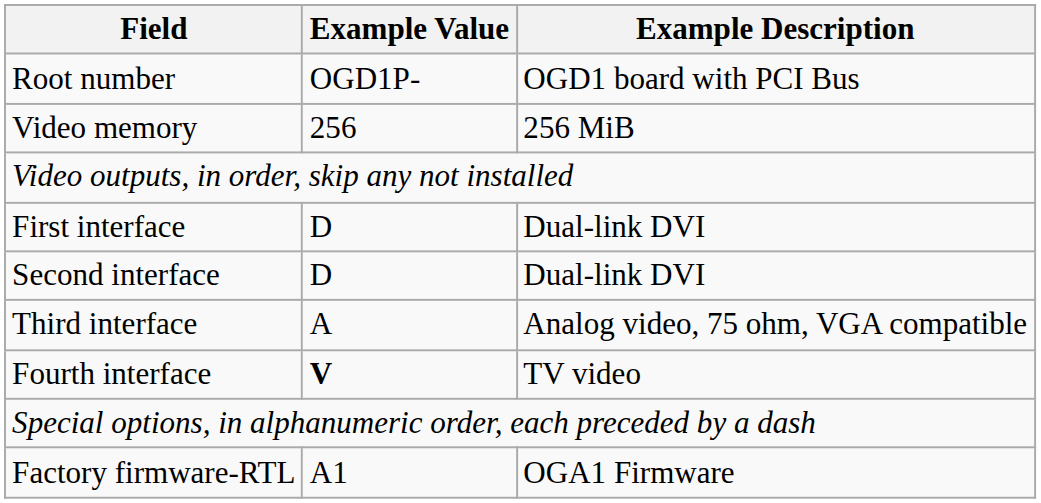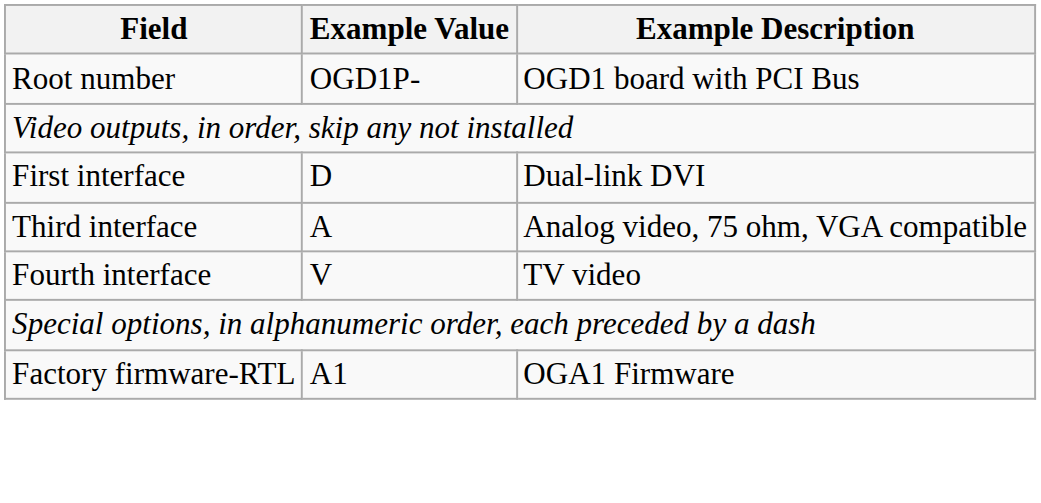- row: (105, 127)
- row: (116, 275)
(321, 373) bold -> (321, 275) normal
